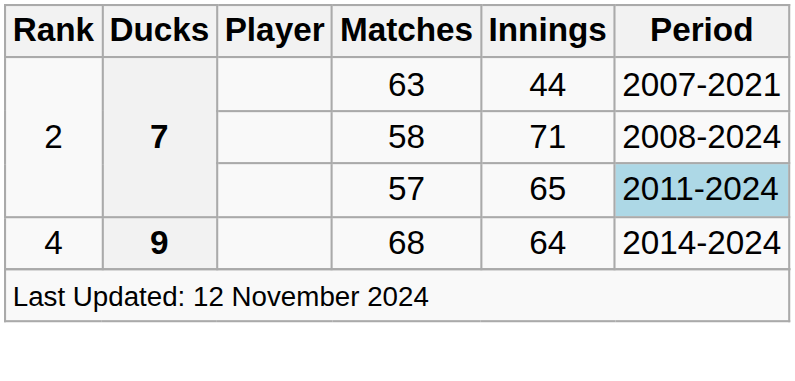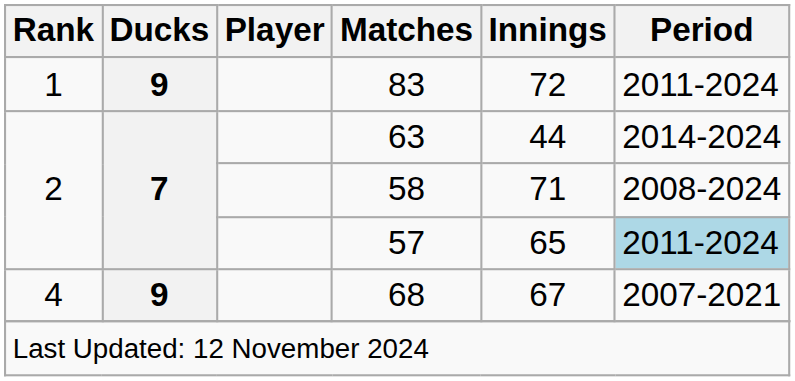+ row: (407, 83)
(702, 83) 2007-2021 -> (702, 136) 2014-2024
(548, 242) 64 -> (548, 294) 67
(702, 242) 2014-2024 -> (702, 294) 2007-2021
